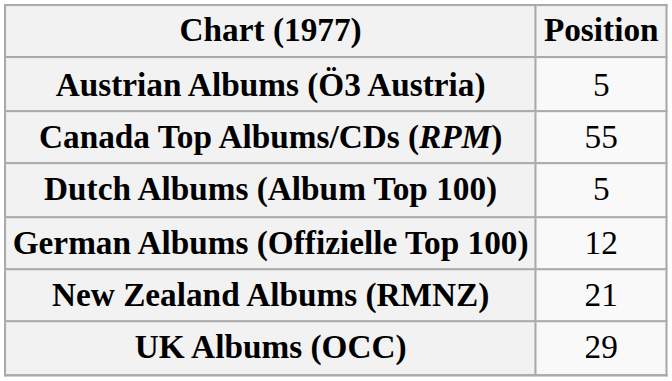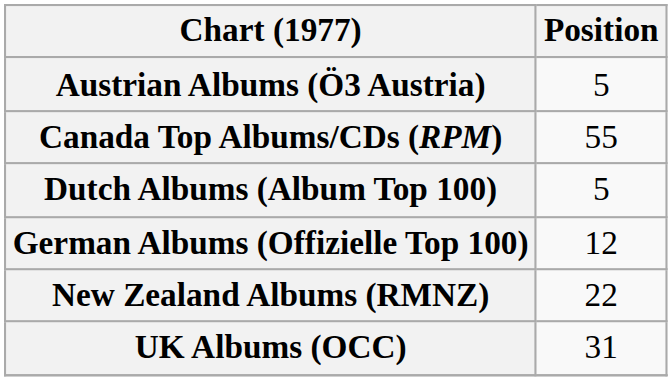(601, 294) 21 -> (601, 294) 22
(601, 347) 29 -> (601, 347) 31
